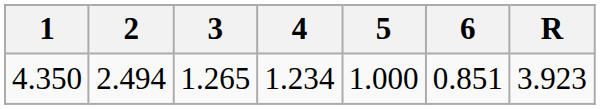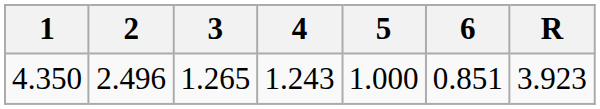(131, 78) 2.494 -> (131, 78) 2.496
(299, 78) 1.234 -> (299, 78) 1.243
